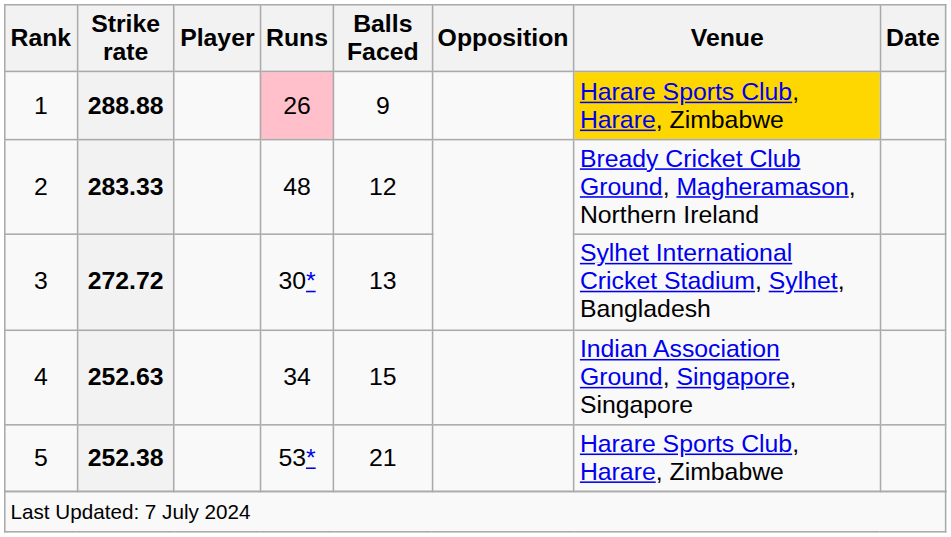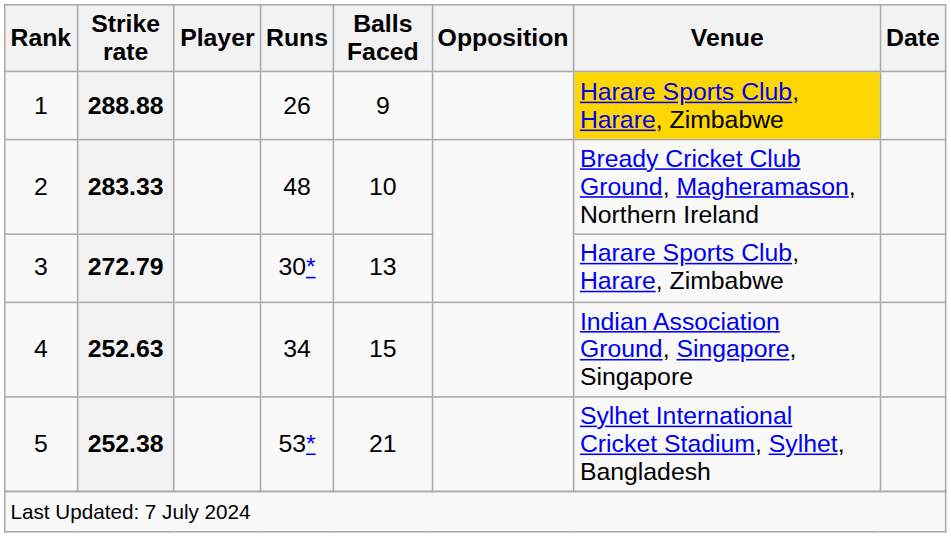(297, 105) pink background -> (297, 105) no background
(383, 186) 12 -> (383, 186) 10
(126, 281) 272.72 -> (126, 267) 272.79
(712, 281) Sylhet International Cricket Stadium, Sylhet, Bangladesh -> (689, 267) Harare Sports Club, Harare, Zimbabwe
(689, 457) Harare Sports Club, Harare, Zimbabwe -> (712, 444) Sylhet International Cricket Stadium, Sylhet, Bangladesh
